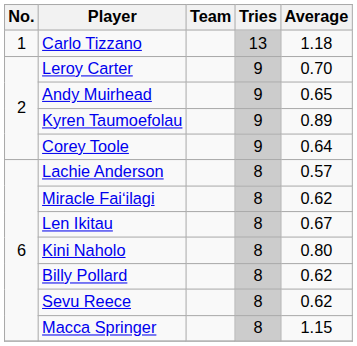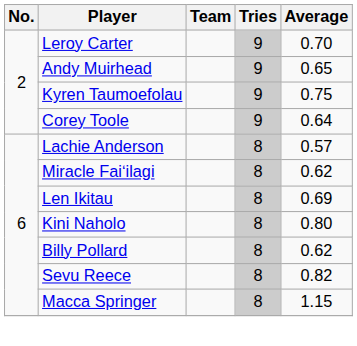- row: (92, 43)
(316, 120) 0.89 -> (316, 95) 0.75
(316, 224) 0.67 -> (316, 198) 0.69
(316, 302) 0.62 -> (316, 276) 0.82
